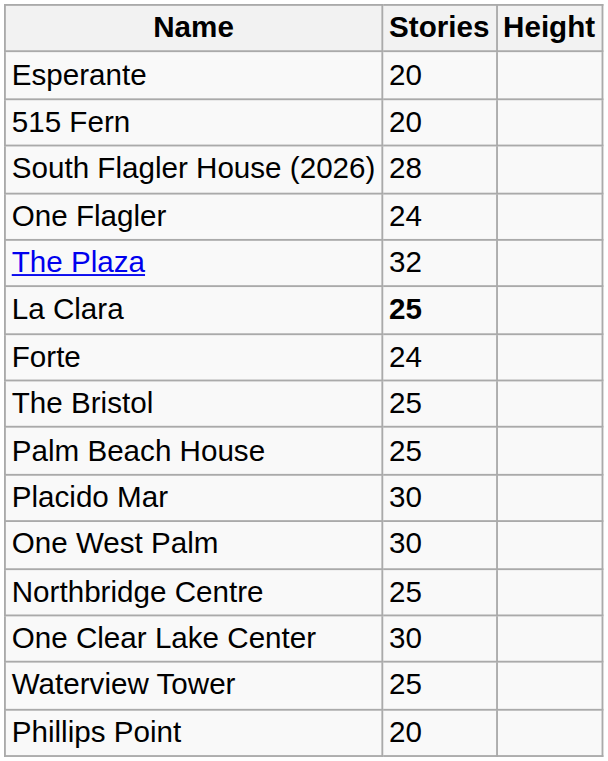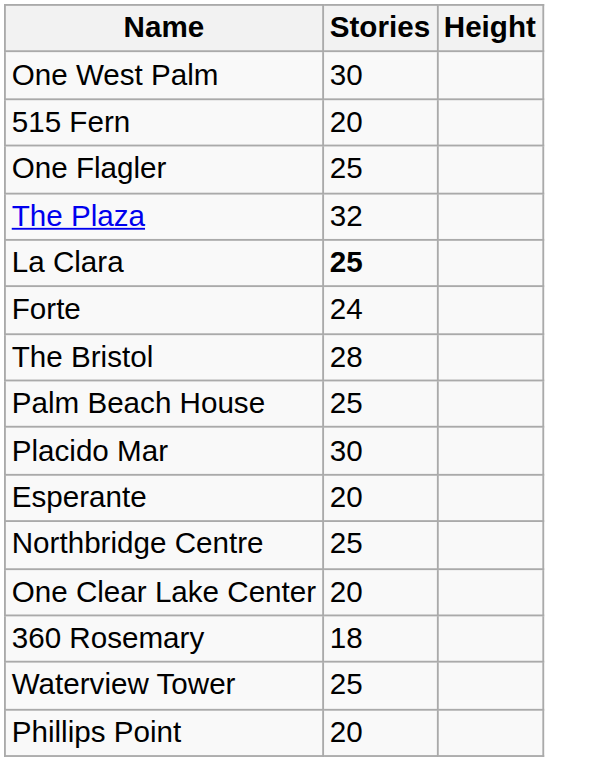rows swapped: (115, 544) <-> (79, 74)
- row: (194, 168)
(405, 215) 24 -> (346, 168) 25
(405, 403) 25 -> (346, 356) 28
(405, 638) 30 -> (346, 591) 20
+ row: (108, 638)
